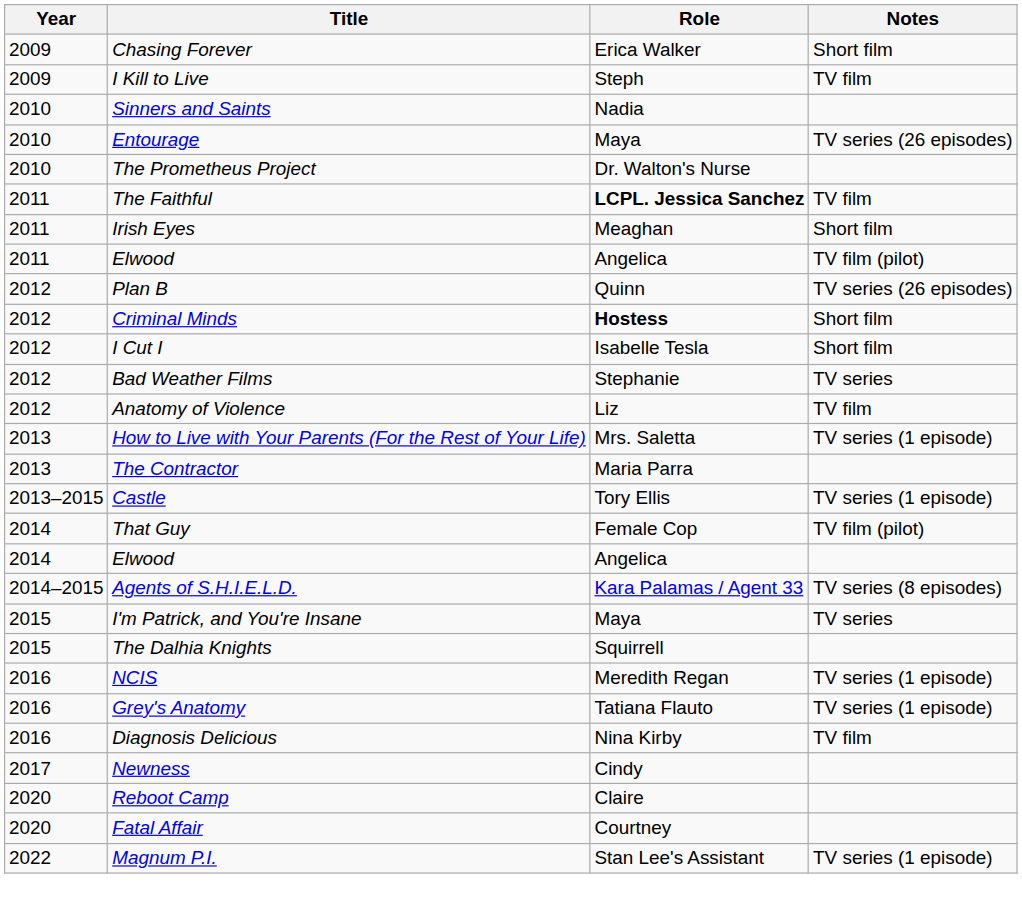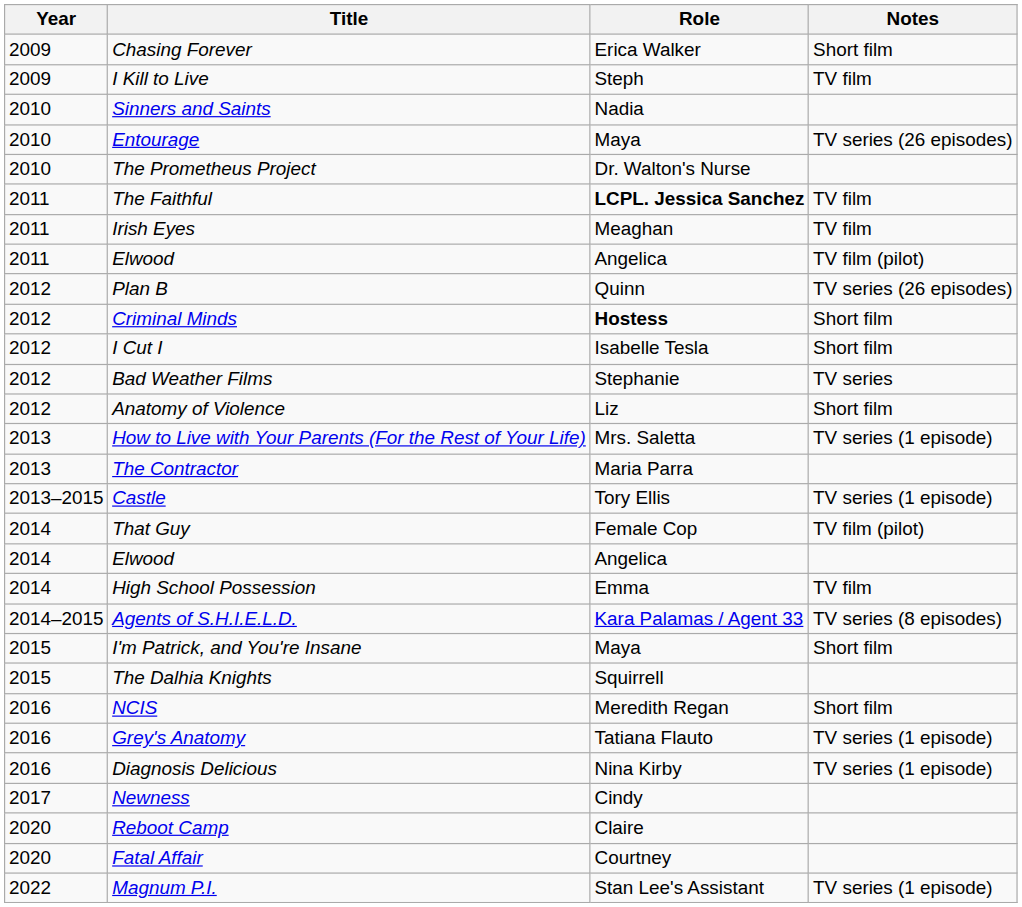(853, 229) Short film -> (842, 229) TV film
(842, 408) TV film -> (853, 408) Short film
+ row: (30, 588)
(853, 618) TV series -> (853, 648) Short film
(903, 678) TV series (1 episode) -> (853, 708) Short film
(842, 738) TV film -> (903, 768) TV series (1 episode)
